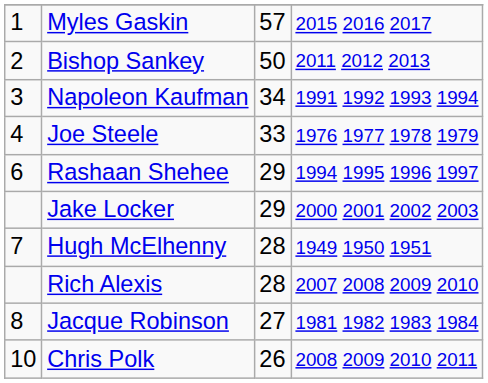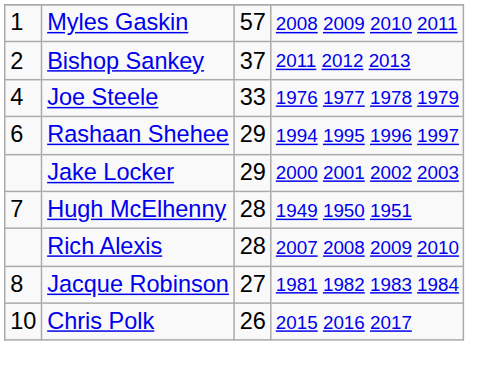(363, 23) 2015 2016 2017 -> (367, 23) 2008 2009 2010 2011
(272, 60) 50 -> (253, 60) 37
- row: (148, 97)
(386, 359) 2008 2009 2010 2011 -> (344, 322) 2015 2016 2017
